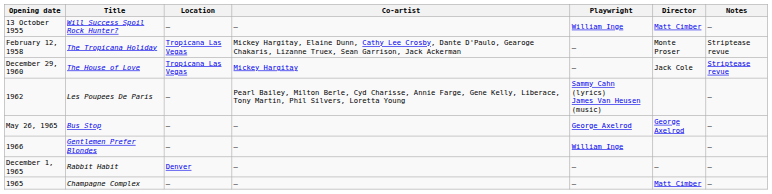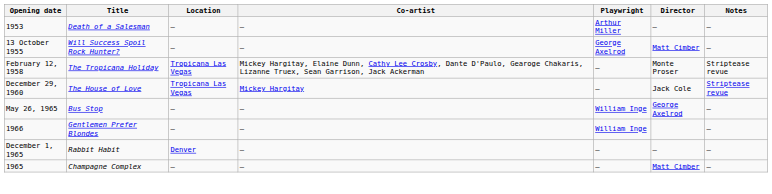+ row: (15, 26)
(598, 26) William Inge -> (610, 47) George Axelrod
- row: (15, 96)
(602, 125) George Axelrod -> (621, 108) William Inge
